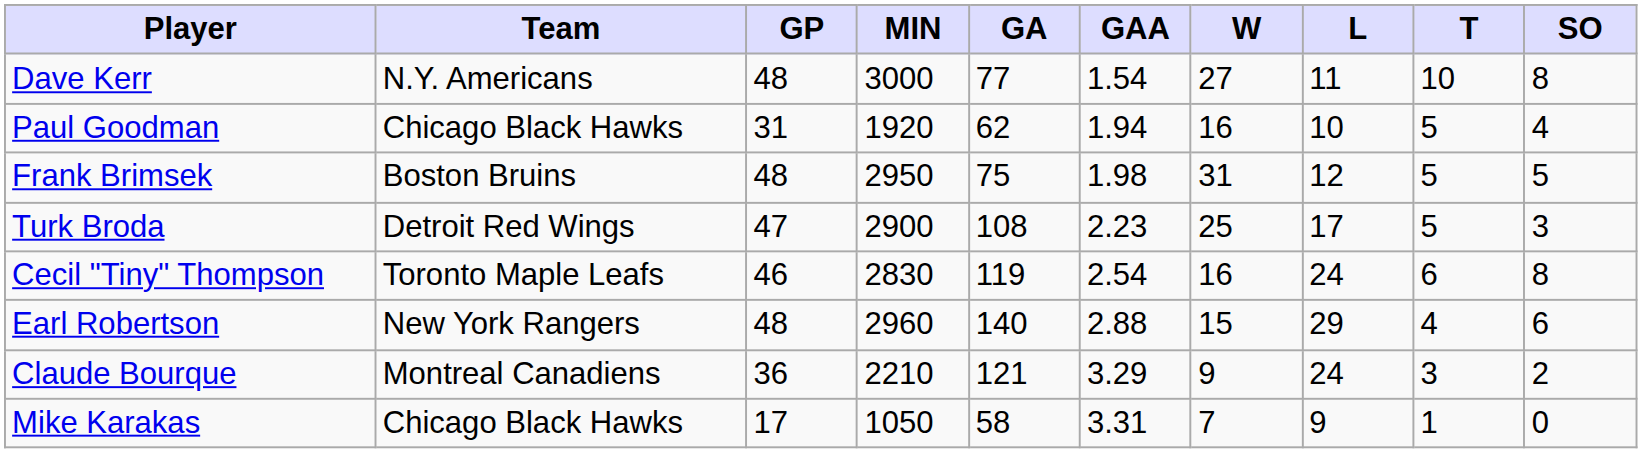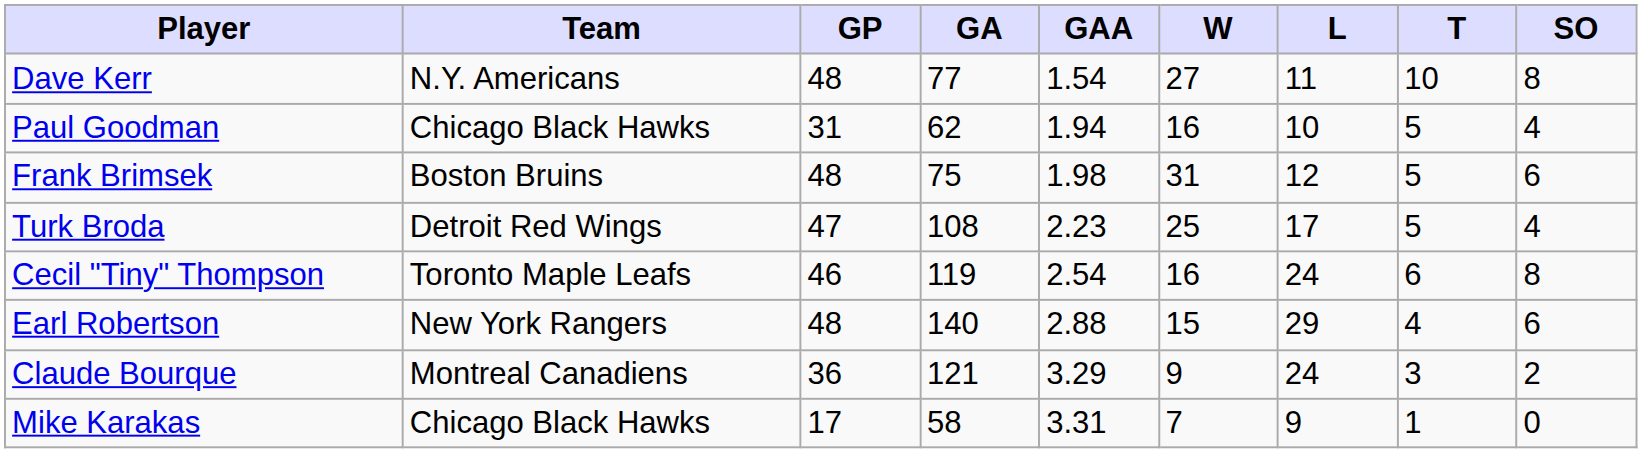- column: (913, 29)
(1540, 176) 5 -> (1532, 176) 6
(1540, 226) 3 -> (1532, 226) 4
